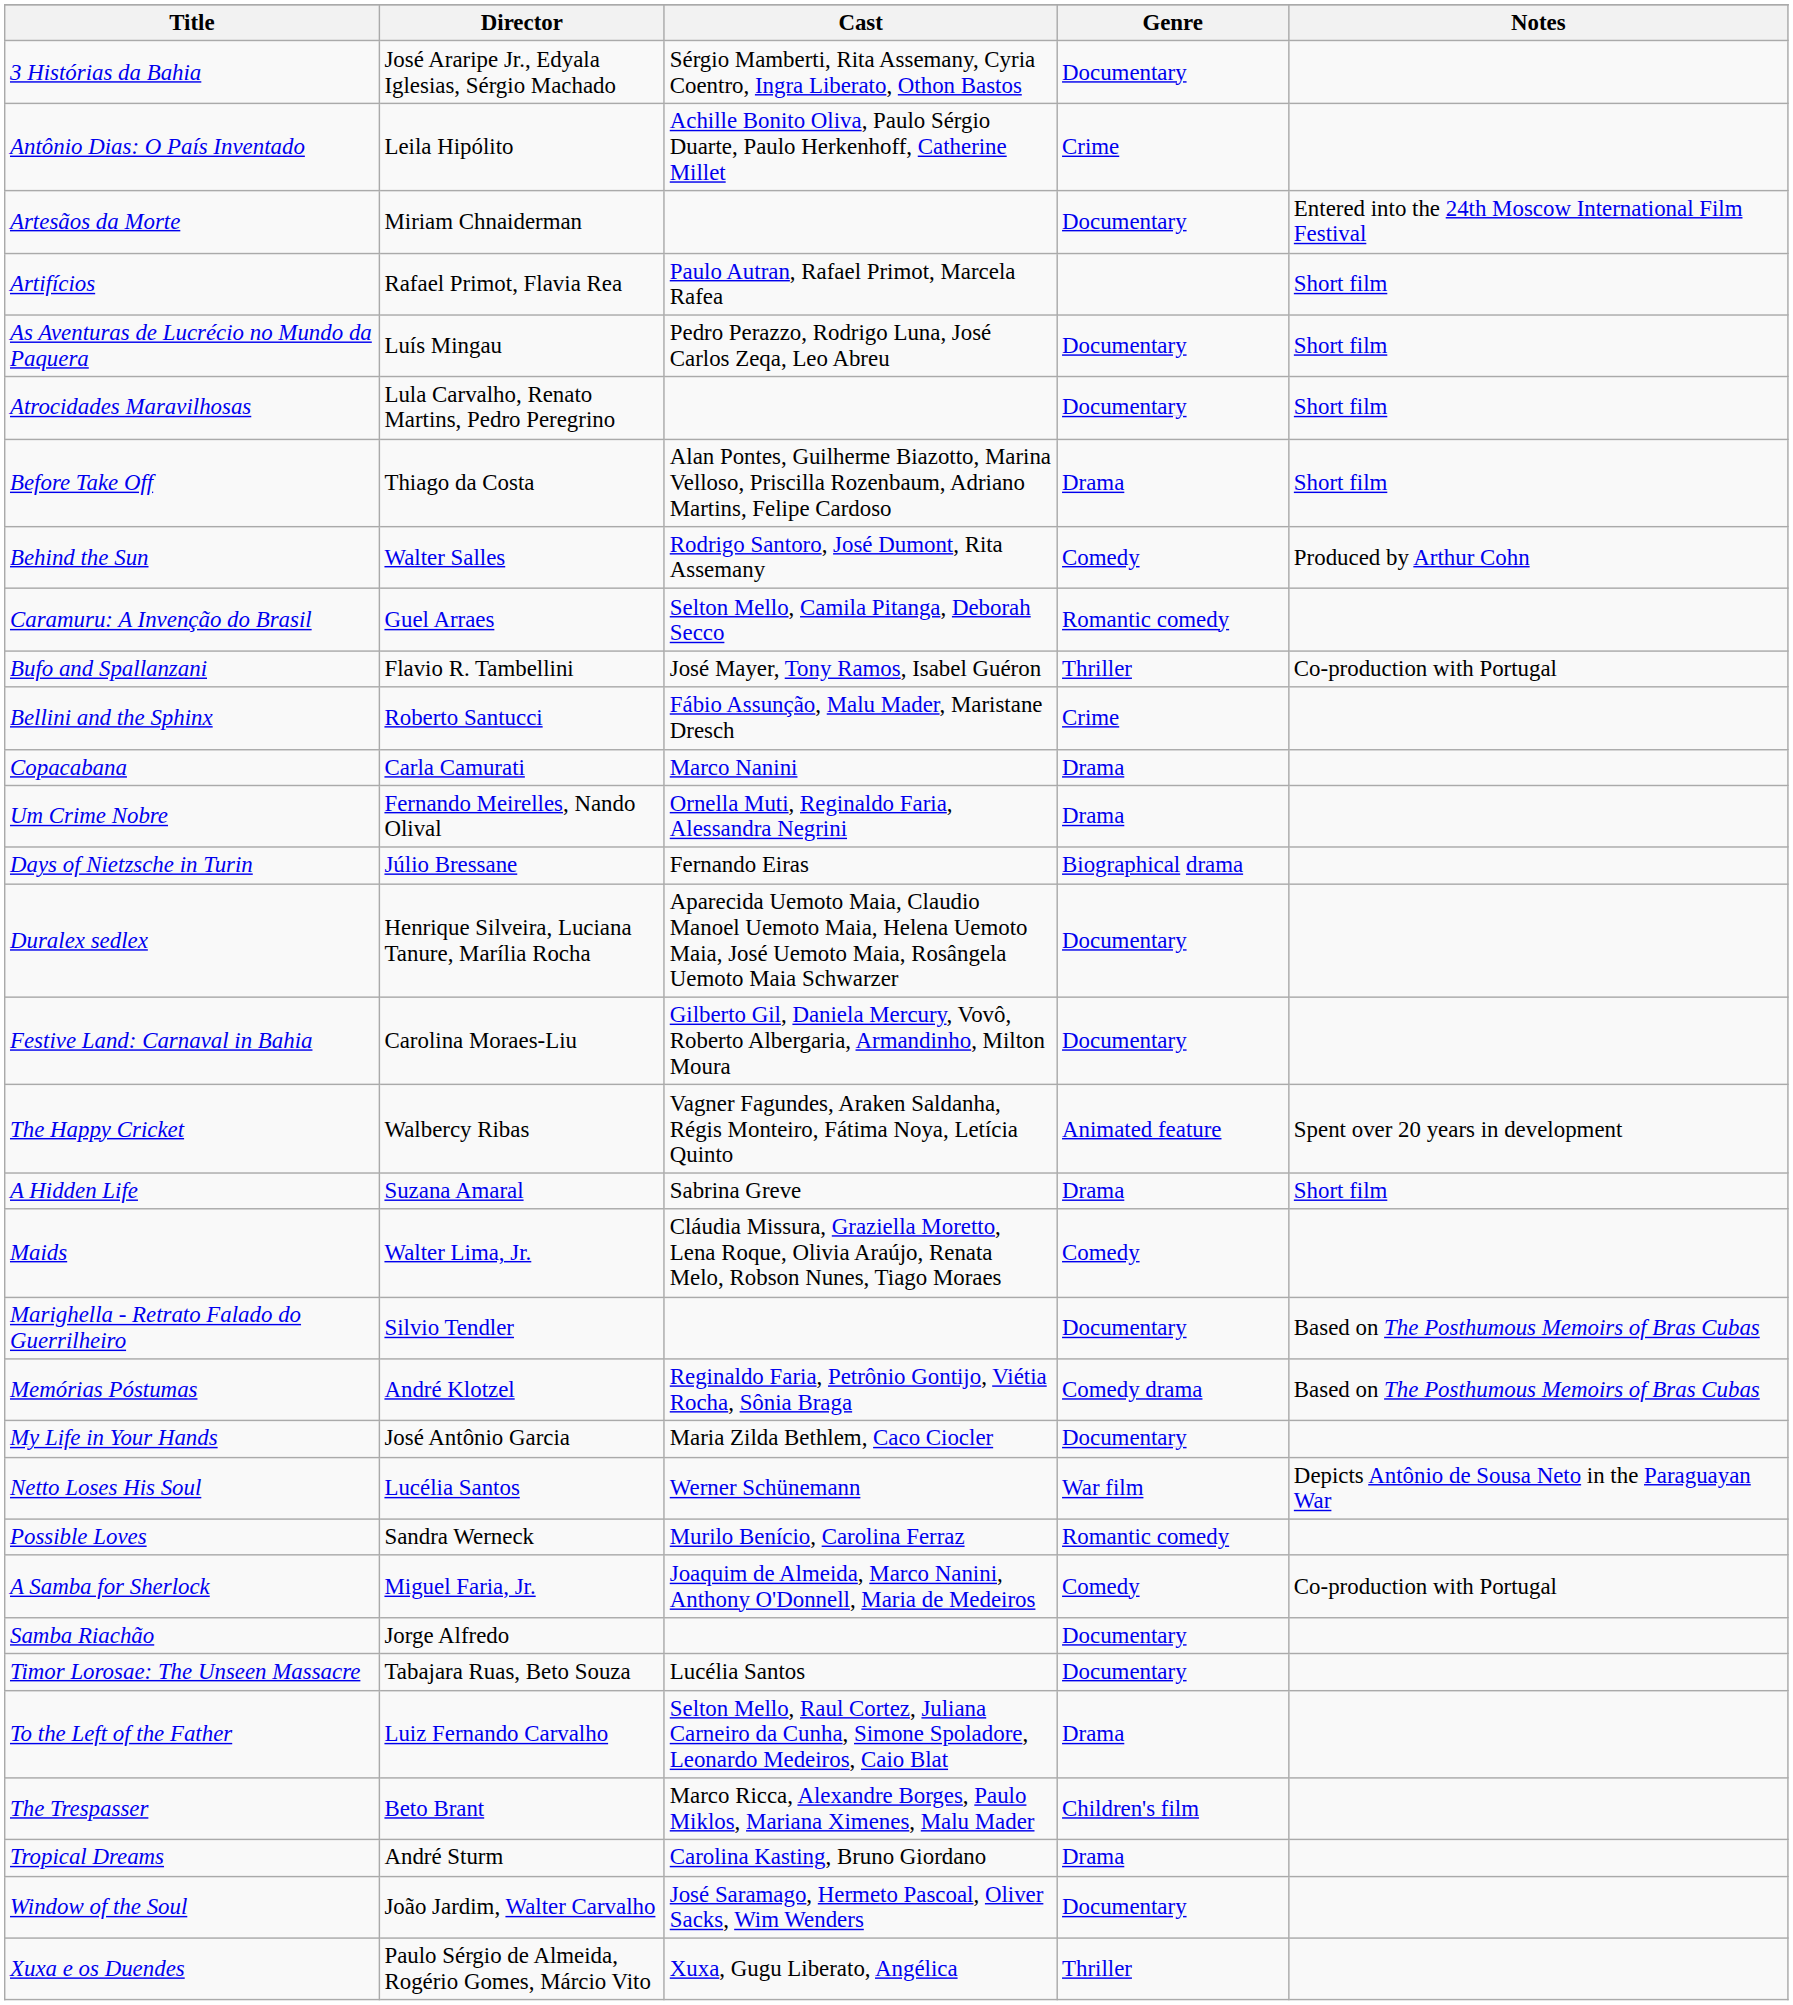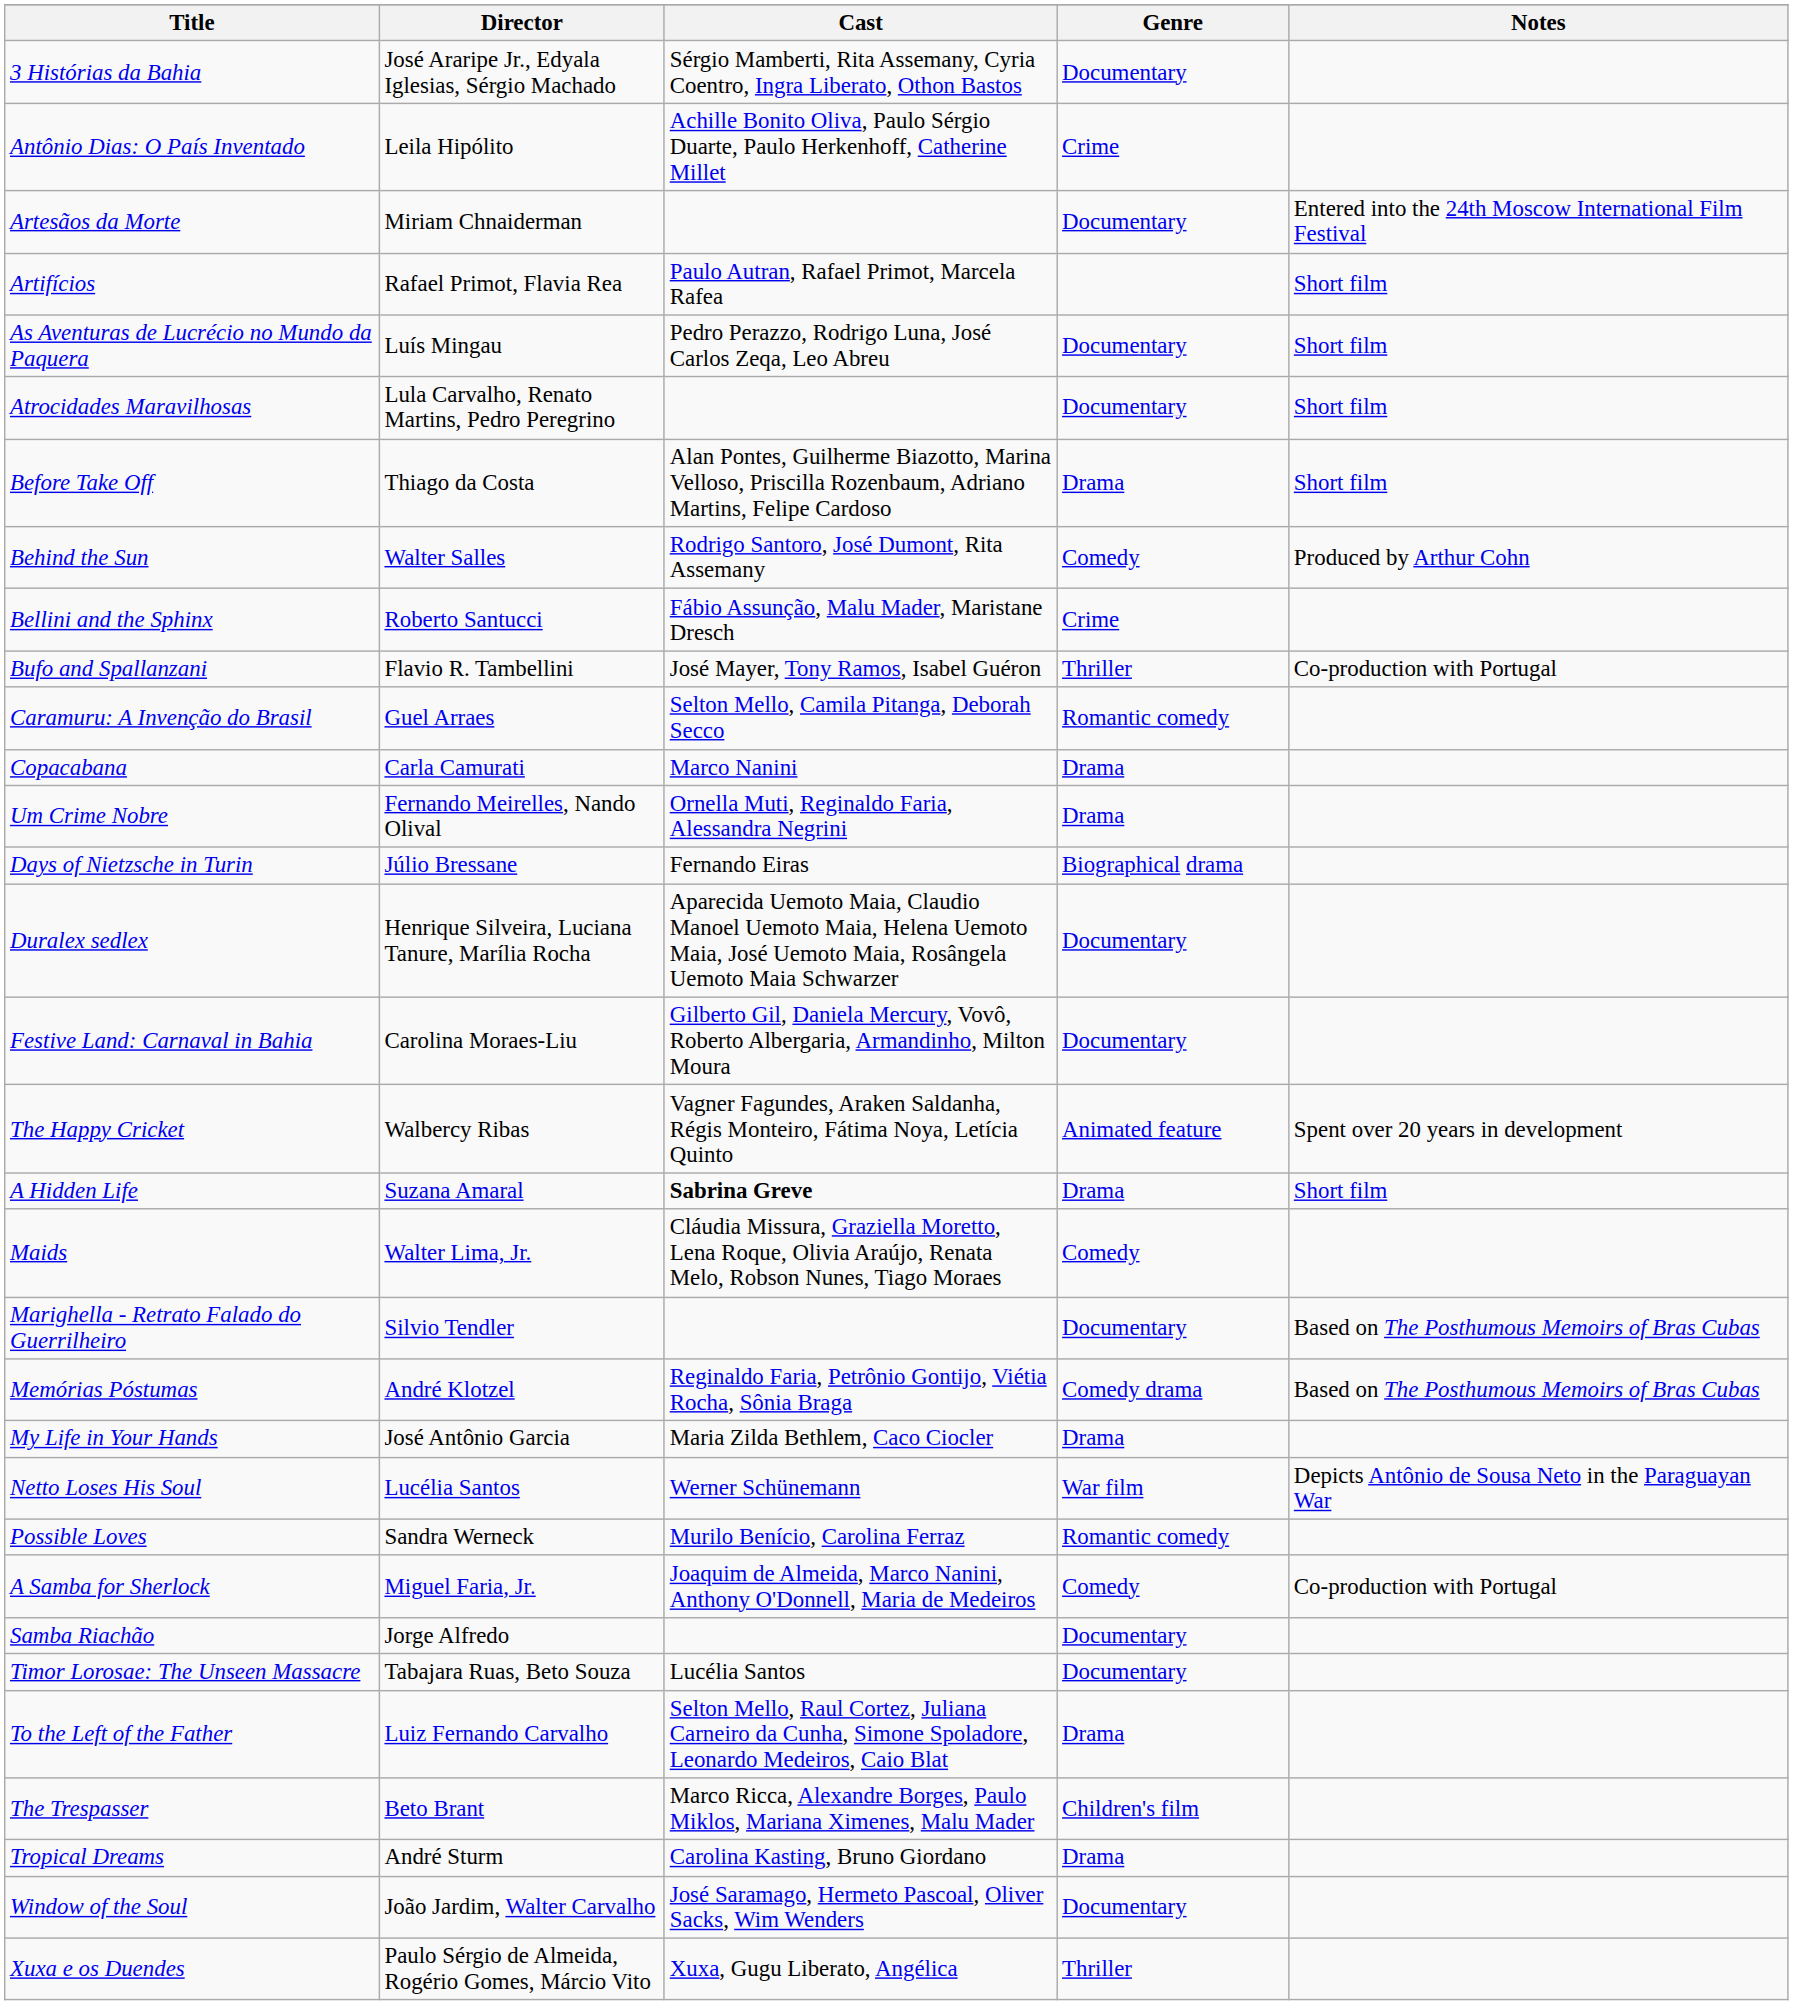rows swapped: (111, 717) <-> (161, 619)
(736, 1190) normal -> (741, 1190) bold
(1124, 1438) Documentary -> (1093, 1438) Drama
